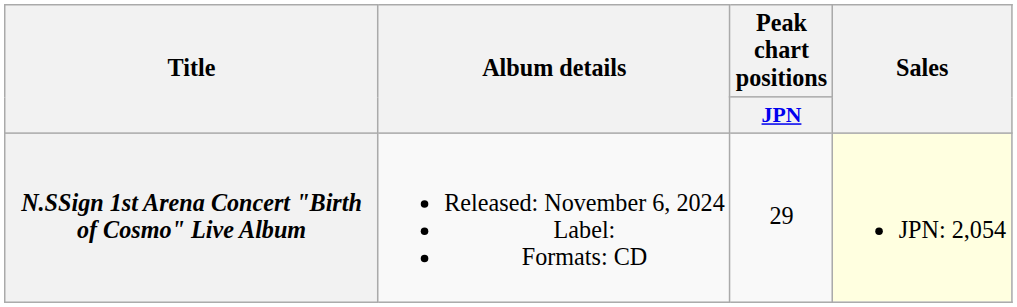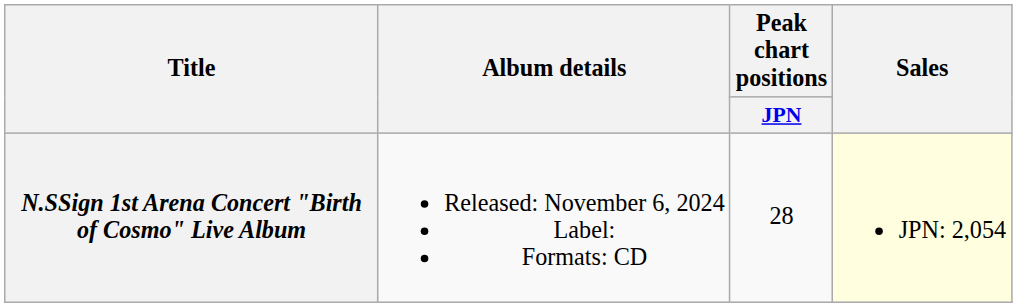(782, 217) 29 -> (782, 217) 28
